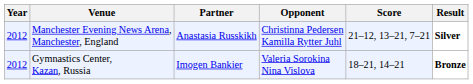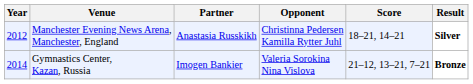(389, 36) 21–12, 13–21, 7–21 -> (376, 36) 18–21, 14–21
(17, 65) 2012 -> (17, 65) 2014
(376, 65) 18–21, 14–21 -> (389, 65) 21–12, 13–21, 7–21
